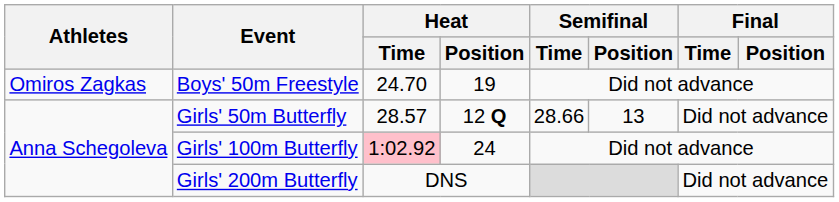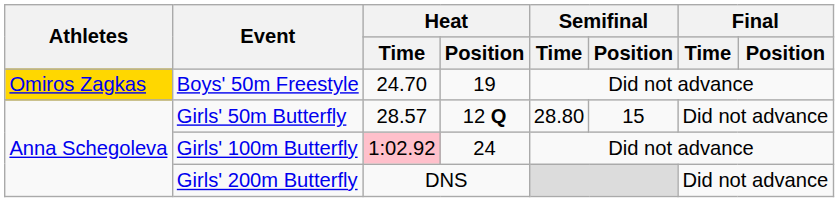(78, 85) no background -> (78, 85) gold background
(559, 117) 28.66 -> (559, 117) 28.80
(633, 117) 13 -> (633, 117) 15
